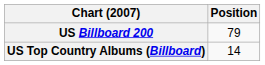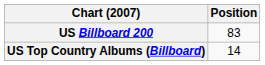(234, 32) 79 -> (234, 32) 83
